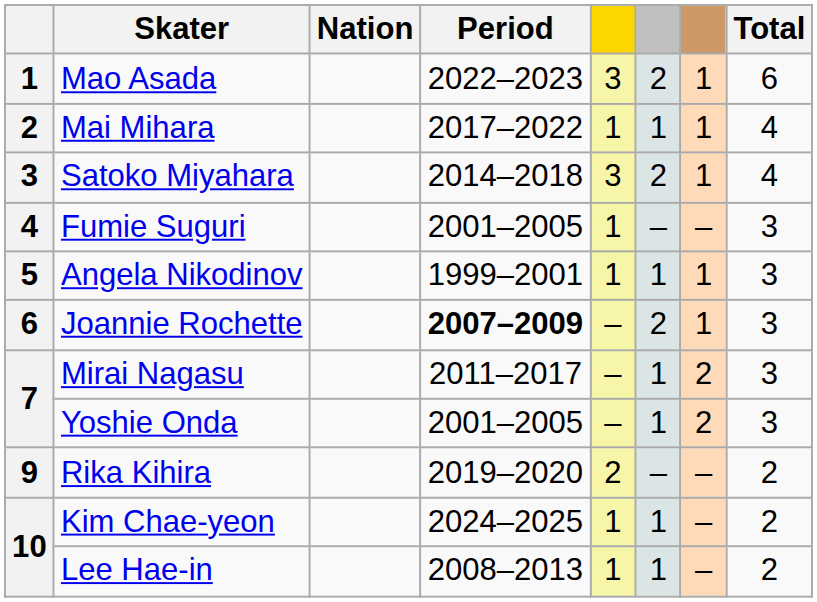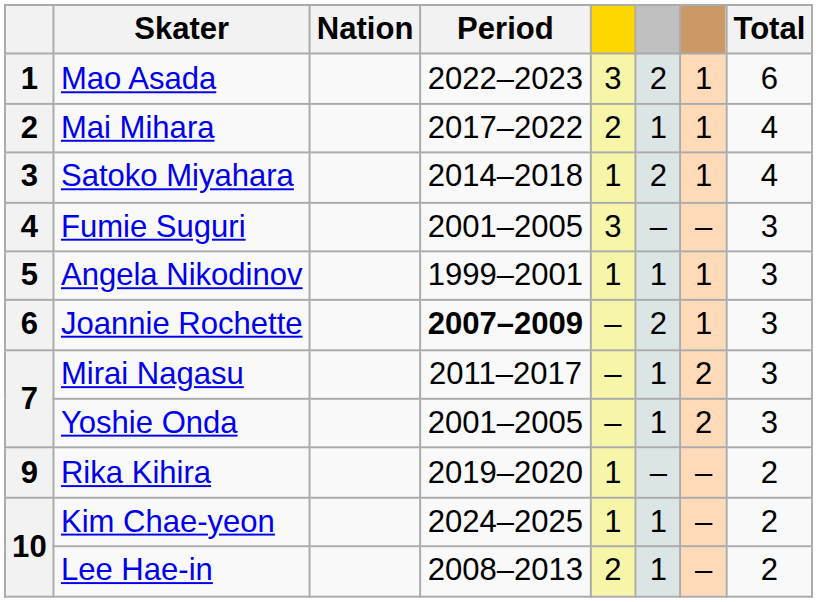(613, 127) 1 -> (613, 127) 2
(613, 176) 3 -> (613, 176) 1
(613, 226) 1 -> (613, 226) 3
(613, 472) 2 -> (613, 472) 1
(613, 570) 1 -> (613, 570) 2
